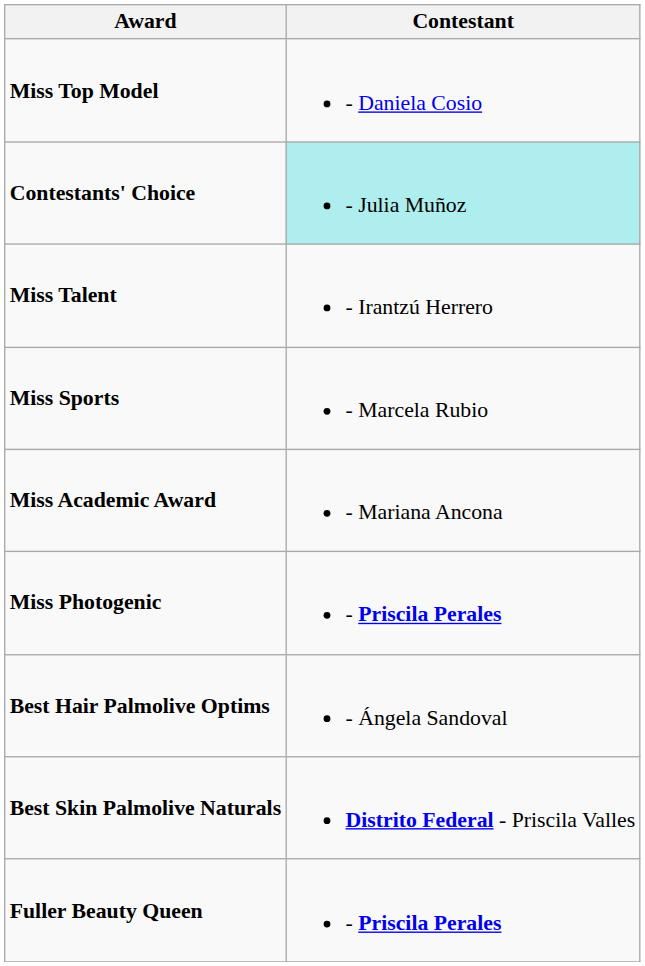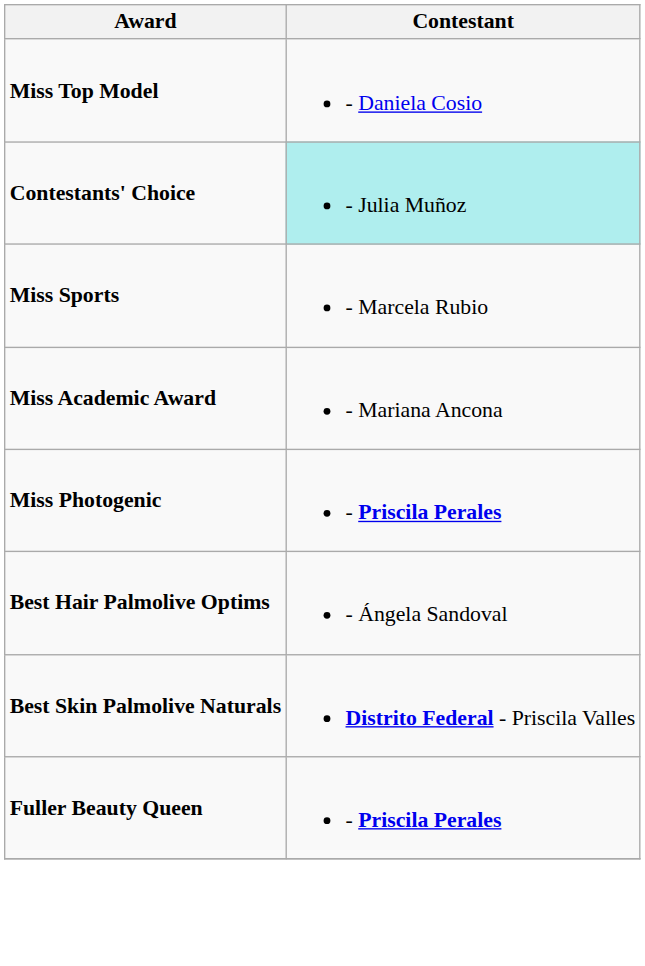- row: (63, 295)
